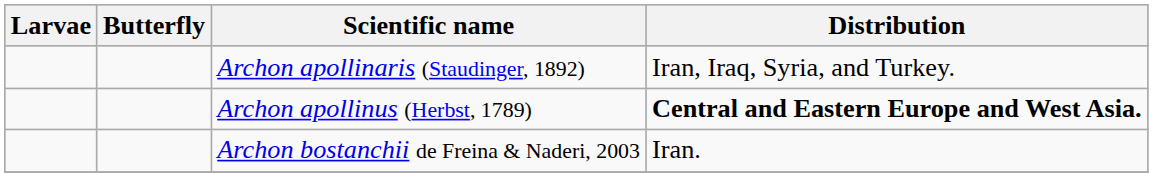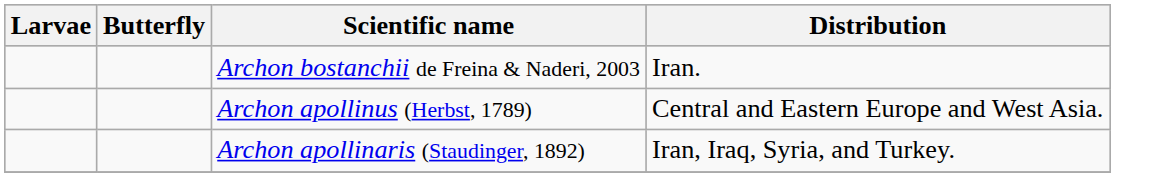rows swapped: (401, 66) <-> (429, 150)
(897, 108) bold -> (878, 108) normal
